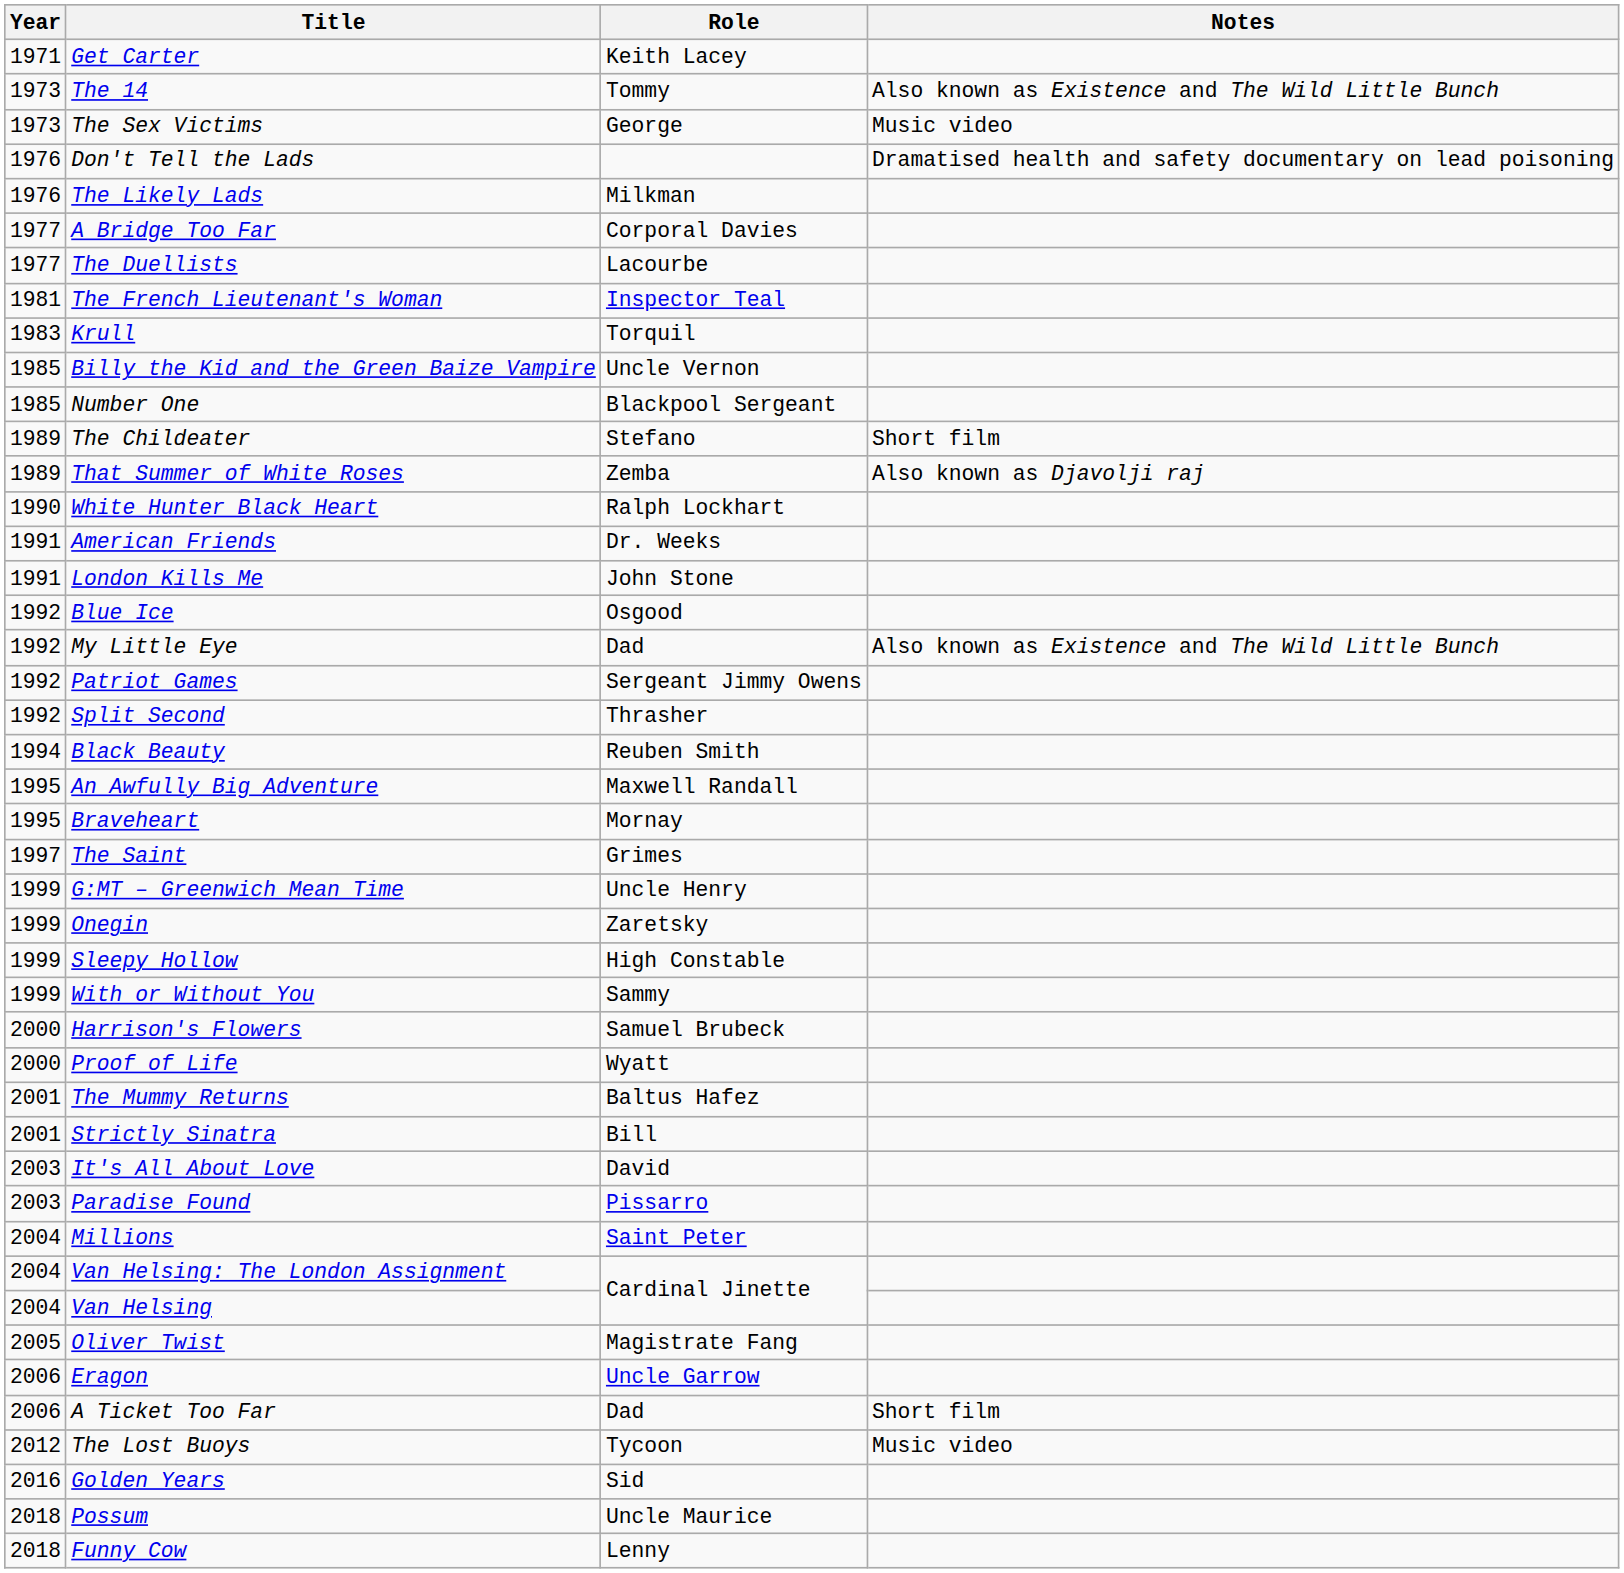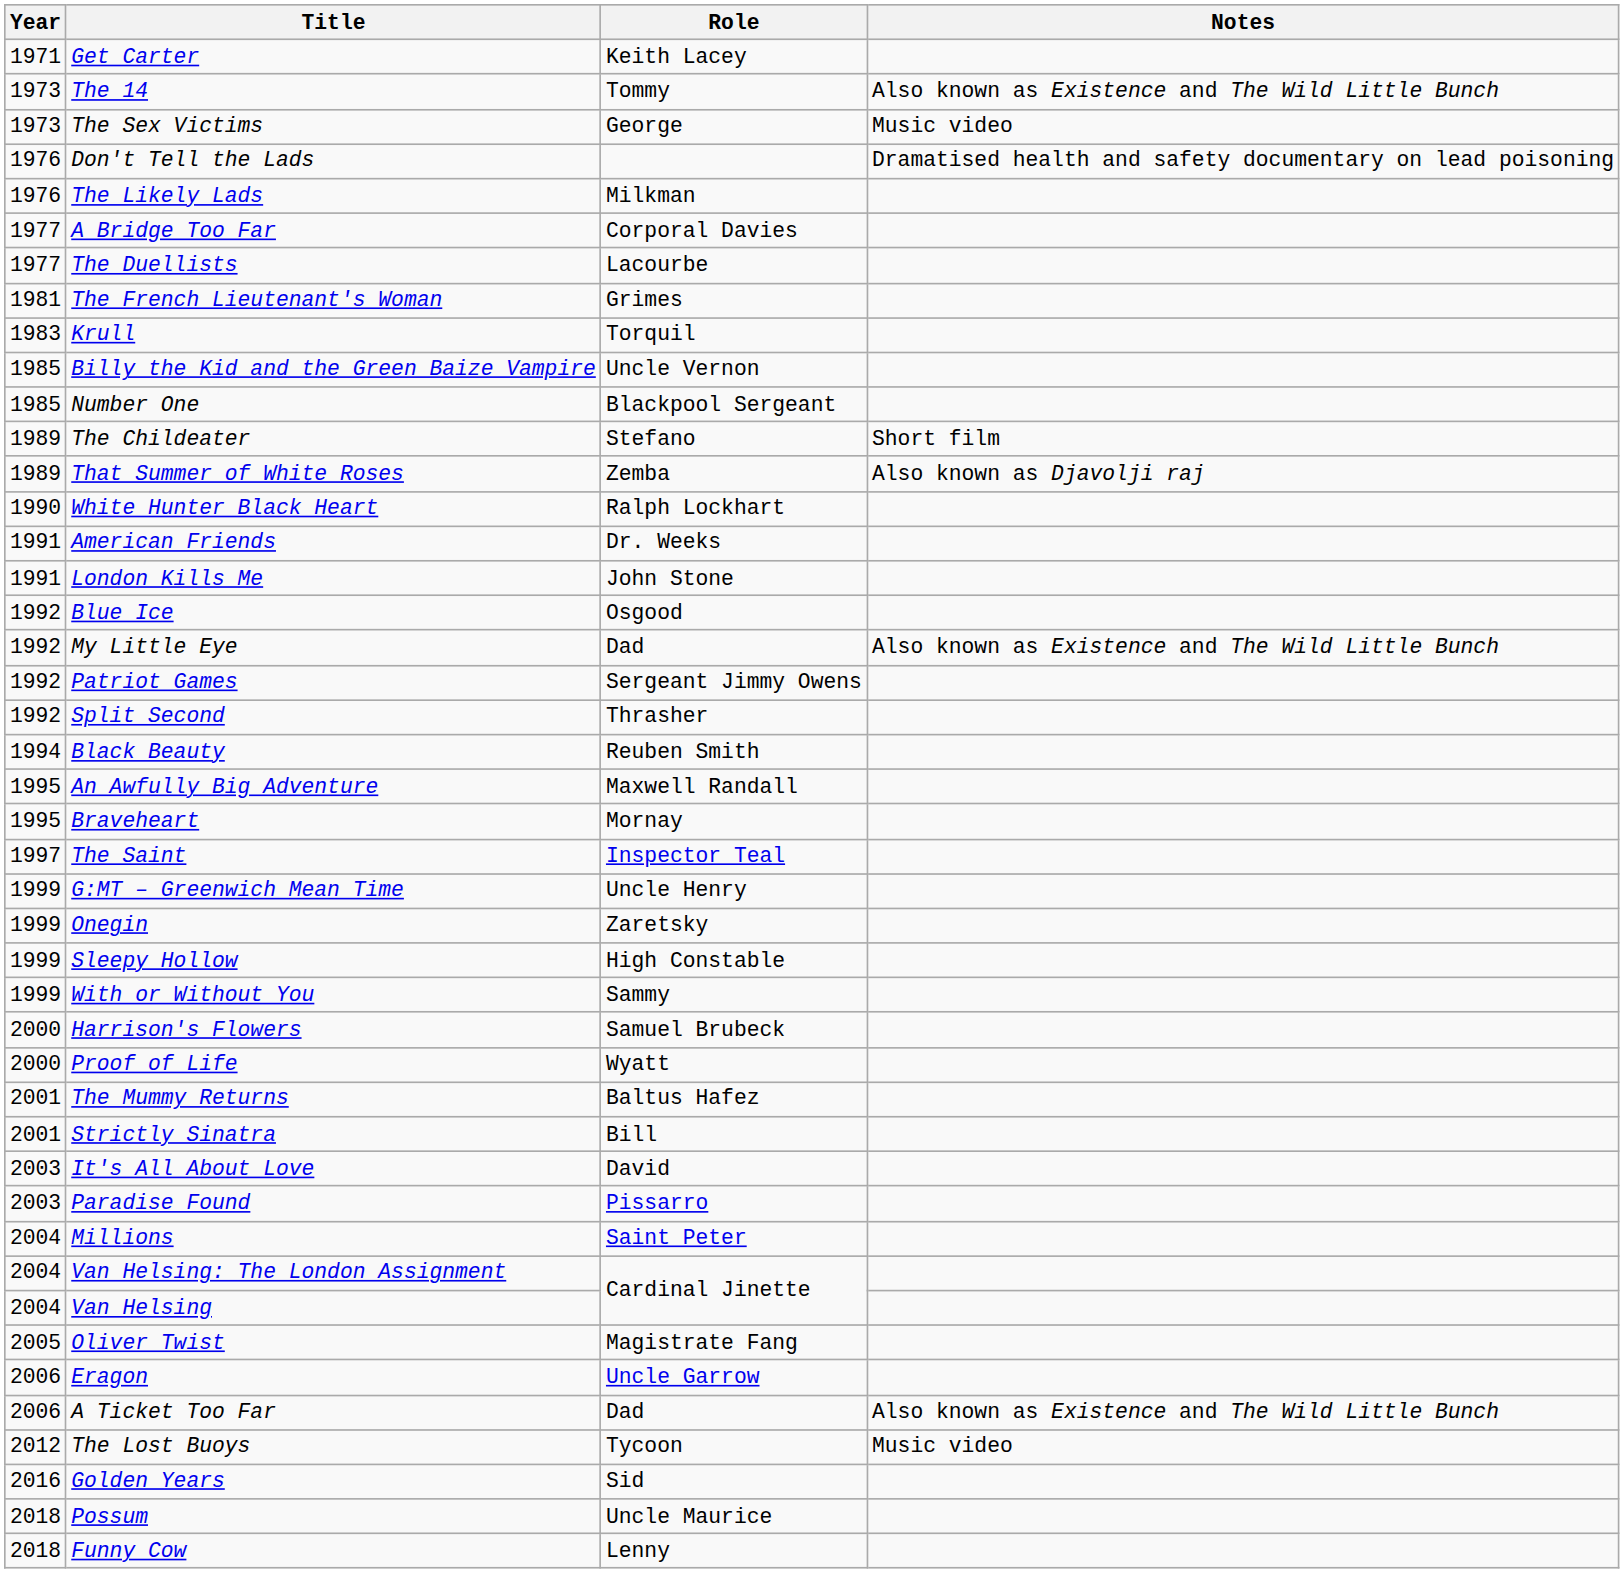(696, 300) Inspector Teal -> (644, 300) Grimes
(644, 856) Grimes -> (696, 856) Inspector Teal
(936, 1412) Short film -> (1185, 1412) Also known as Existence and The Wild Little Bunch
